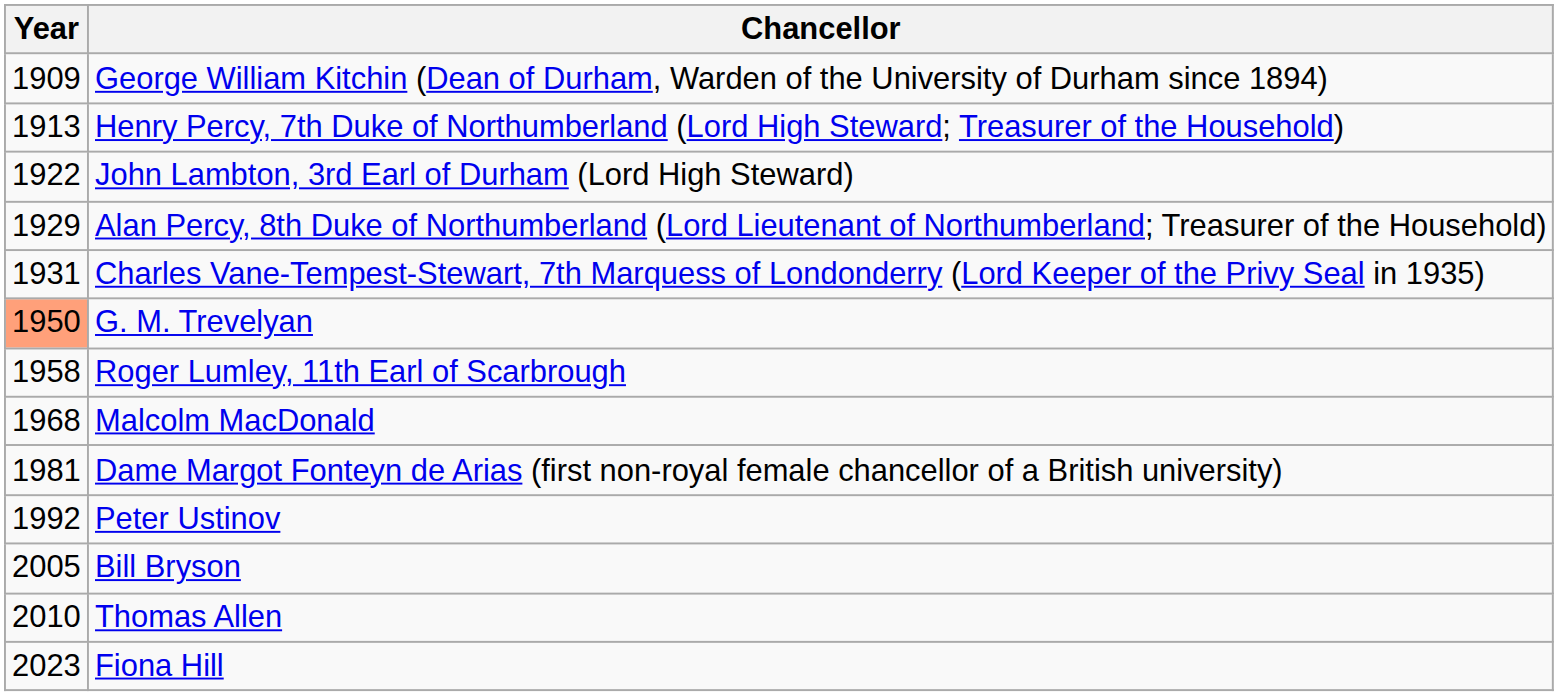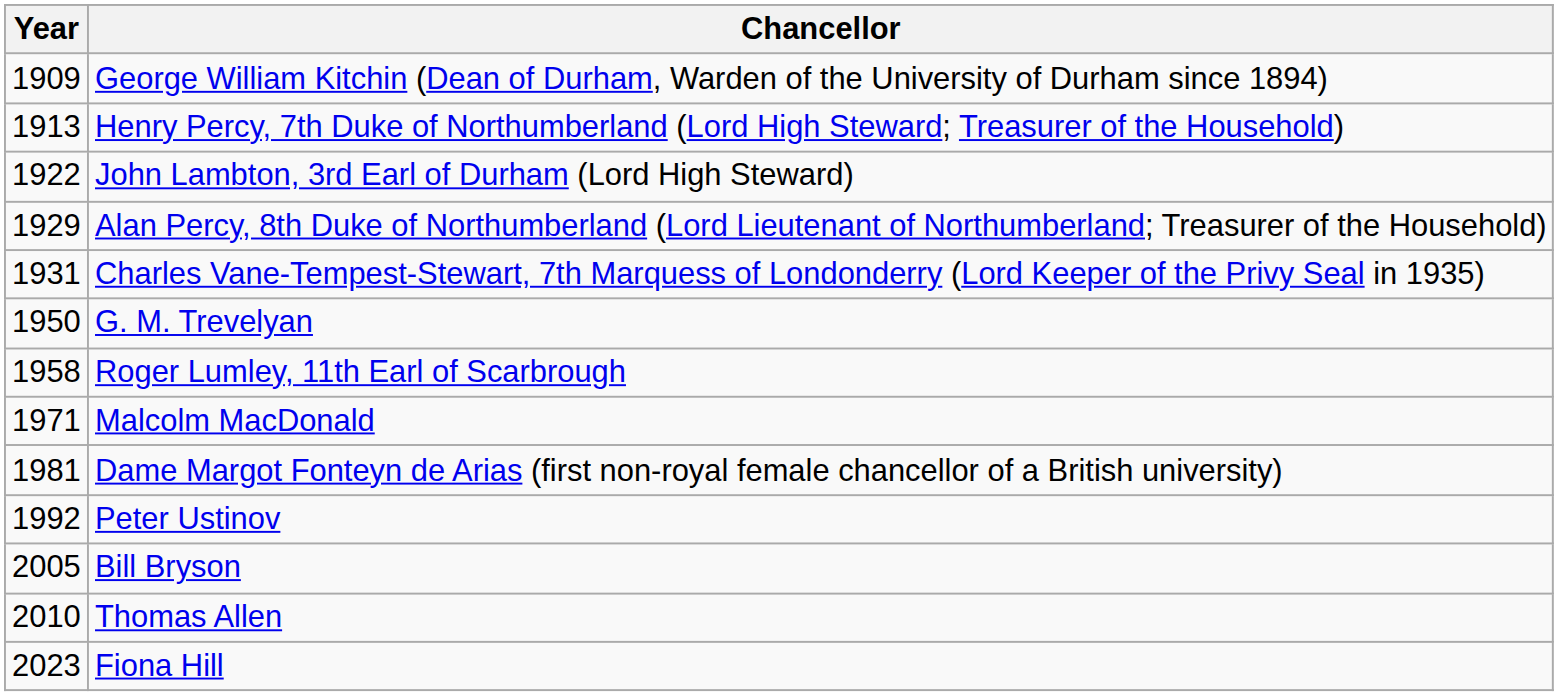(46, 322) lightsalmon background -> (46, 322) no background
(46, 420) 1968 -> (46, 420) 1971
